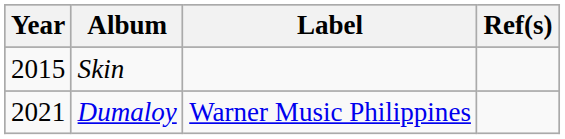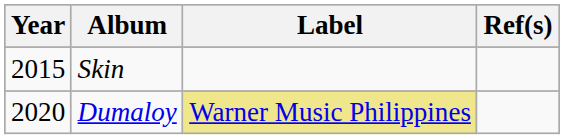(38, 111) 2021 -> (38, 111) 2020
(330, 111) no background -> (330, 111) khaki background
